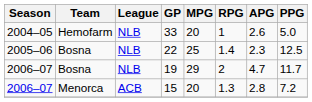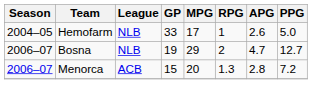(193, 32) 20 -> (193, 32) 17
- row: (171, 50)
(291, 69) 11.7 -> (291, 50) 12.7
